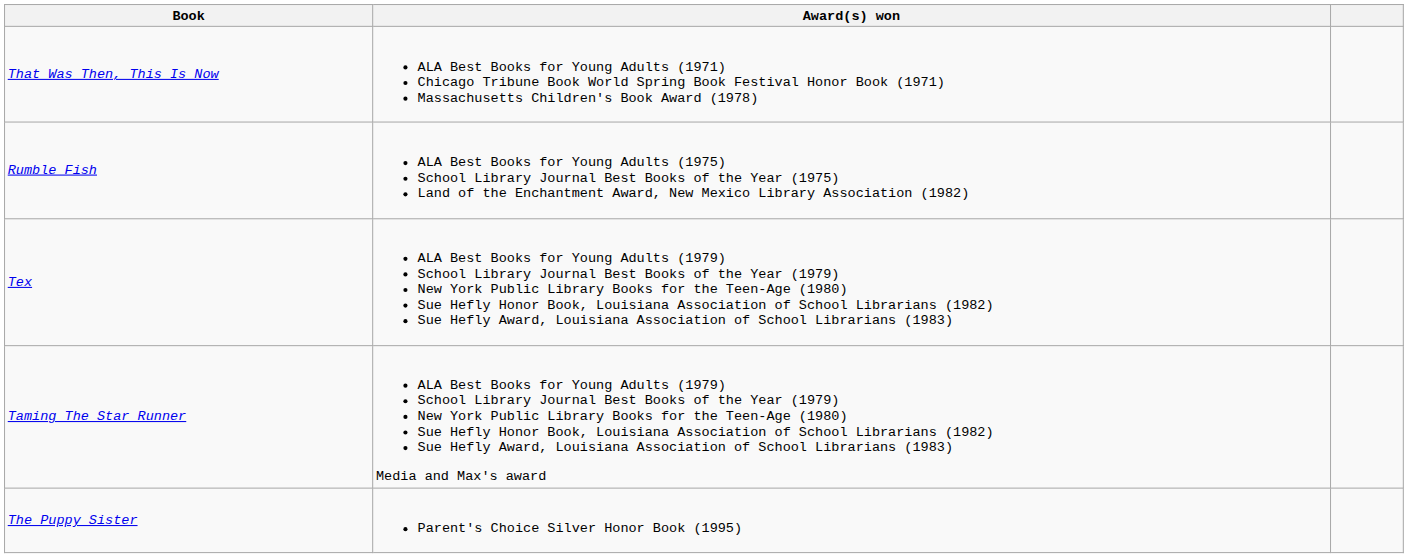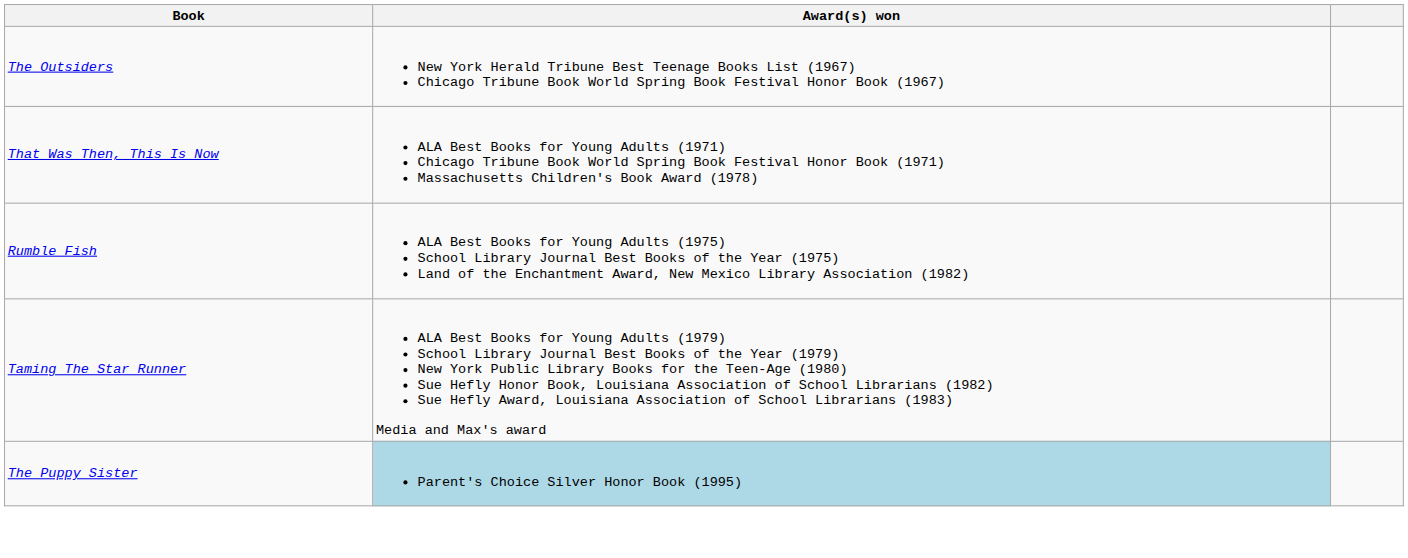+ row: (60, 67)
- row: (20, 282)
(851, 528) no background -> (851, 481) lightblue background
